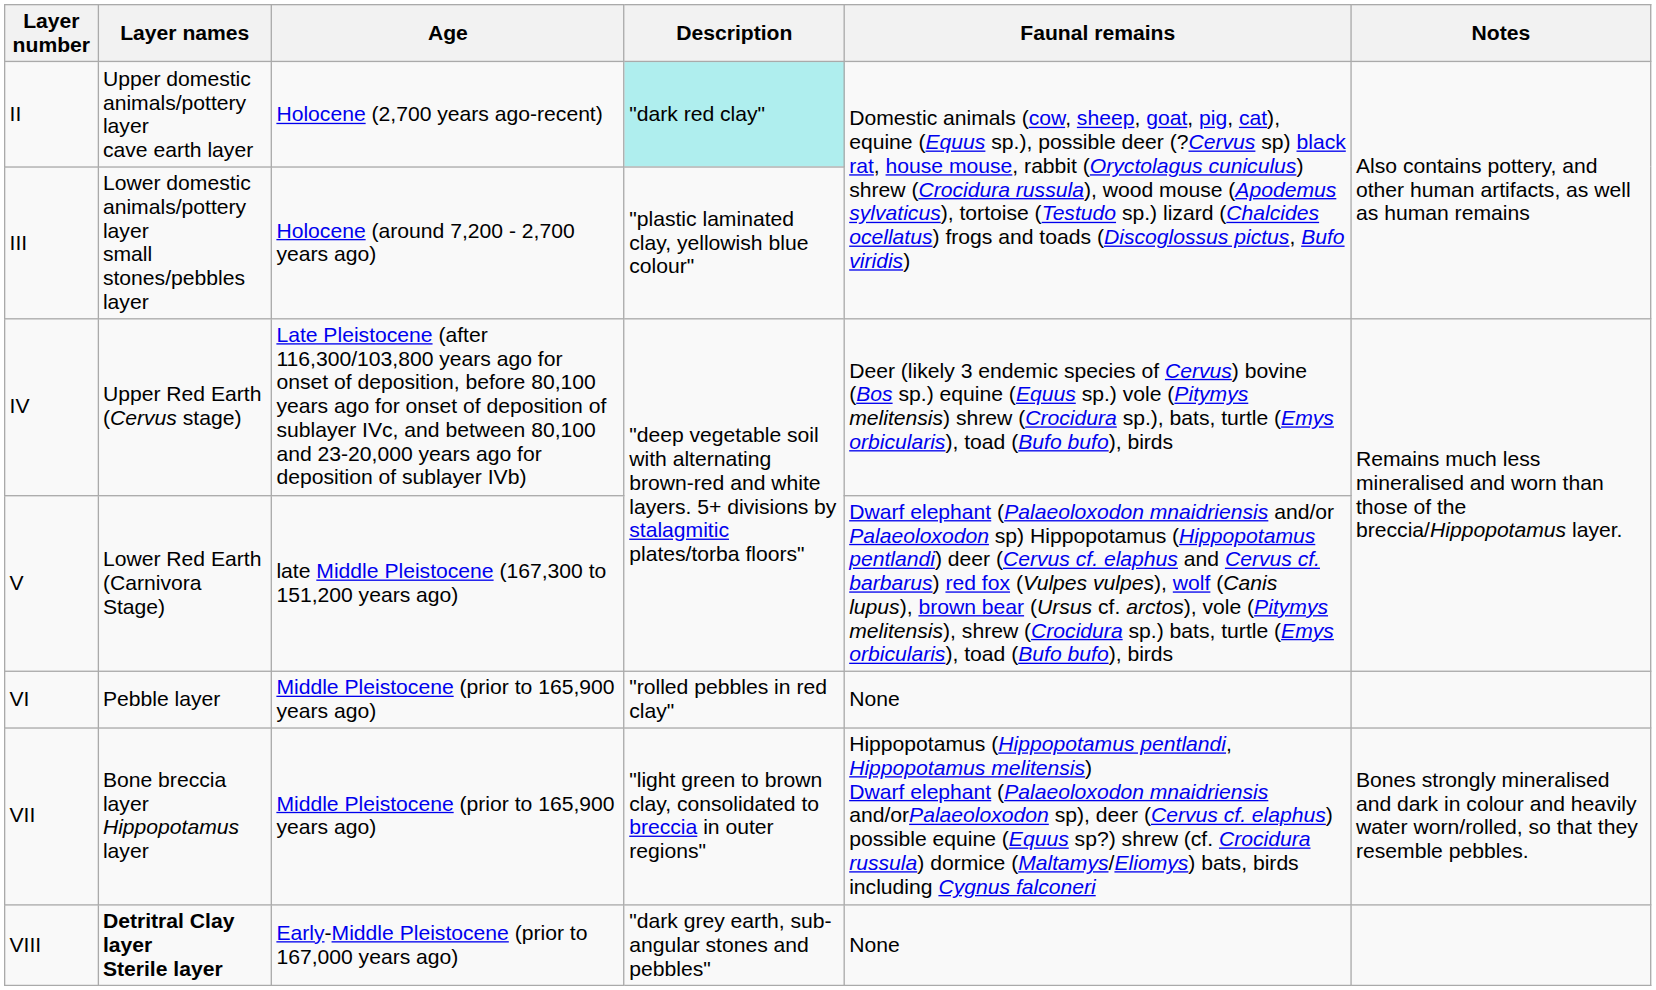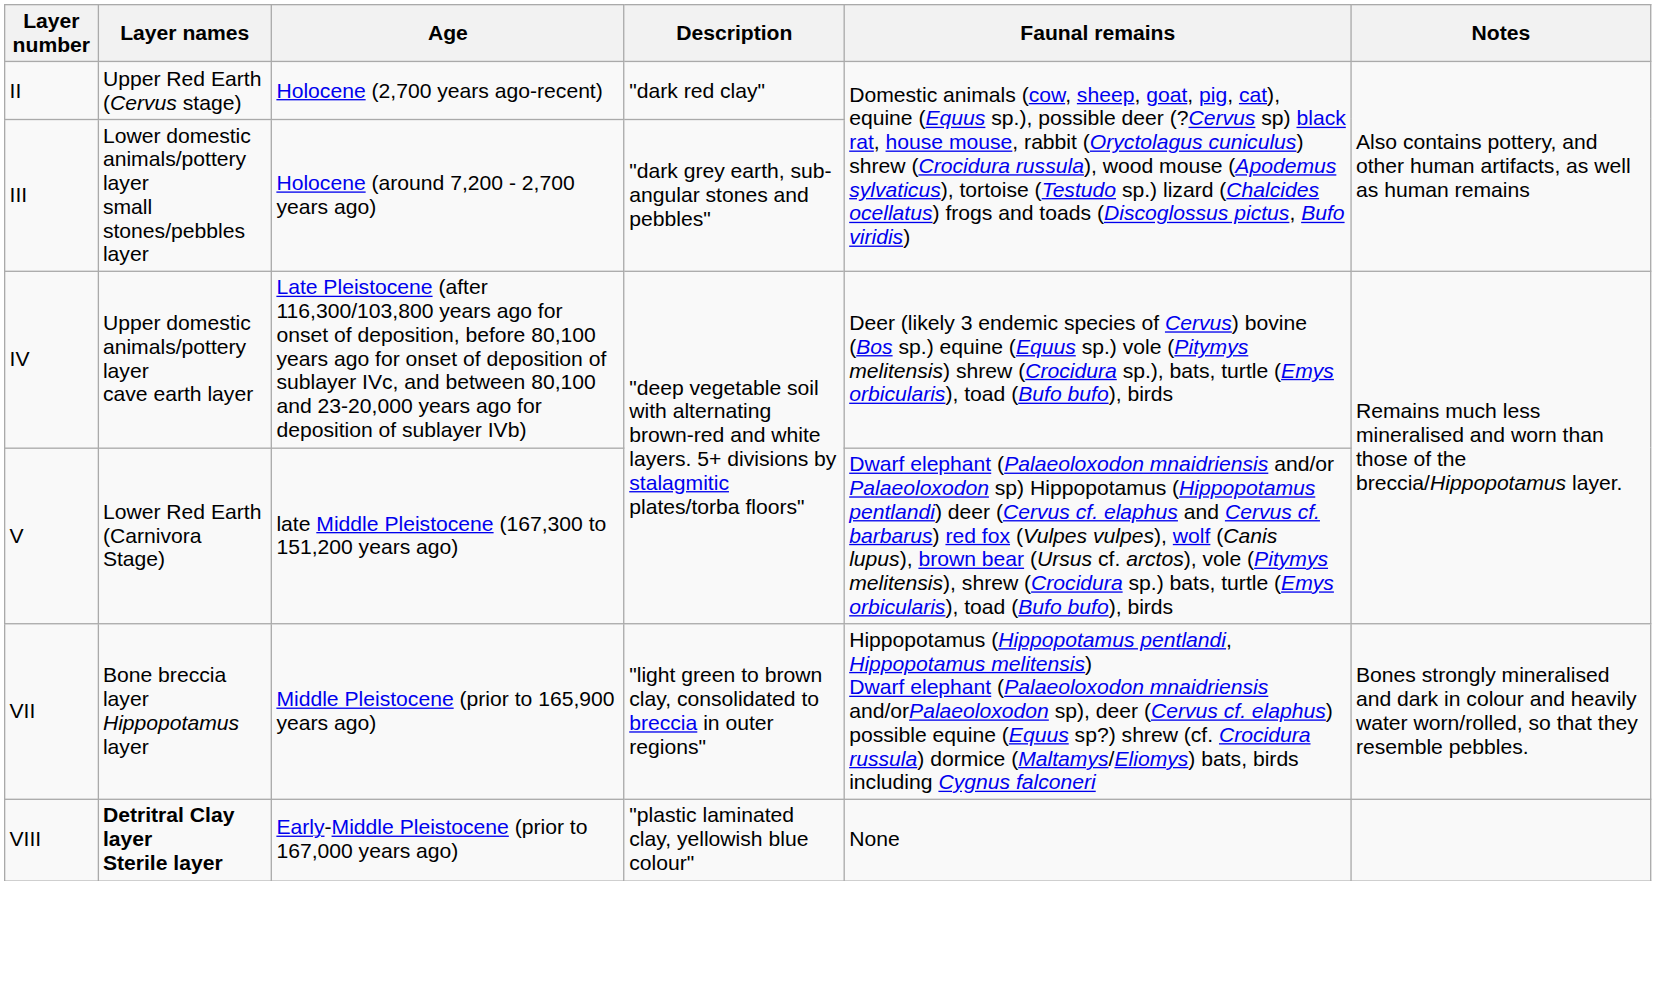(178, 114) Upper domestic animals/pottery layer cave earth layer -> (182, 90) Upper Red Earth (Cervus stage)
(697, 114) paleturquoise background -> (697, 90) no background
(719, 242) "plastic laminated clay, yellowish blue colour" -> (730, 195) "dark grey earth, sub-angular stones and pebbles"
(182, 406) Upper Red Earth (Cervus stage) -> (178, 359) Upper domestic animals/pottery layer cave earth layer
- row: (20, 699)
(730, 944) "dark grey earth, sub-angular stones and pebbles" -> (719, 839) "plastic laminated clay, yellowish blue colour"
